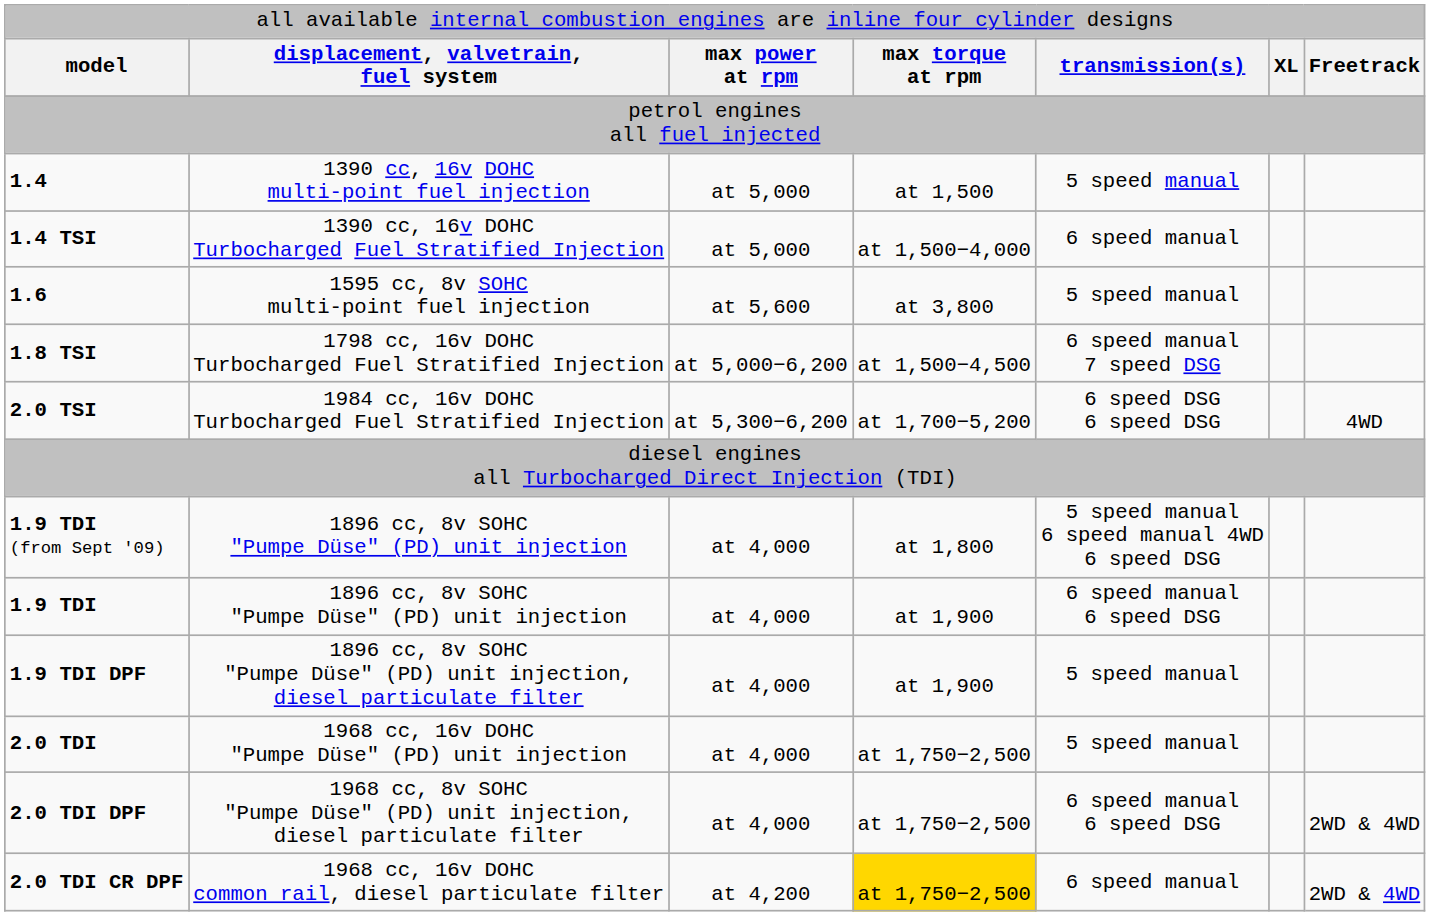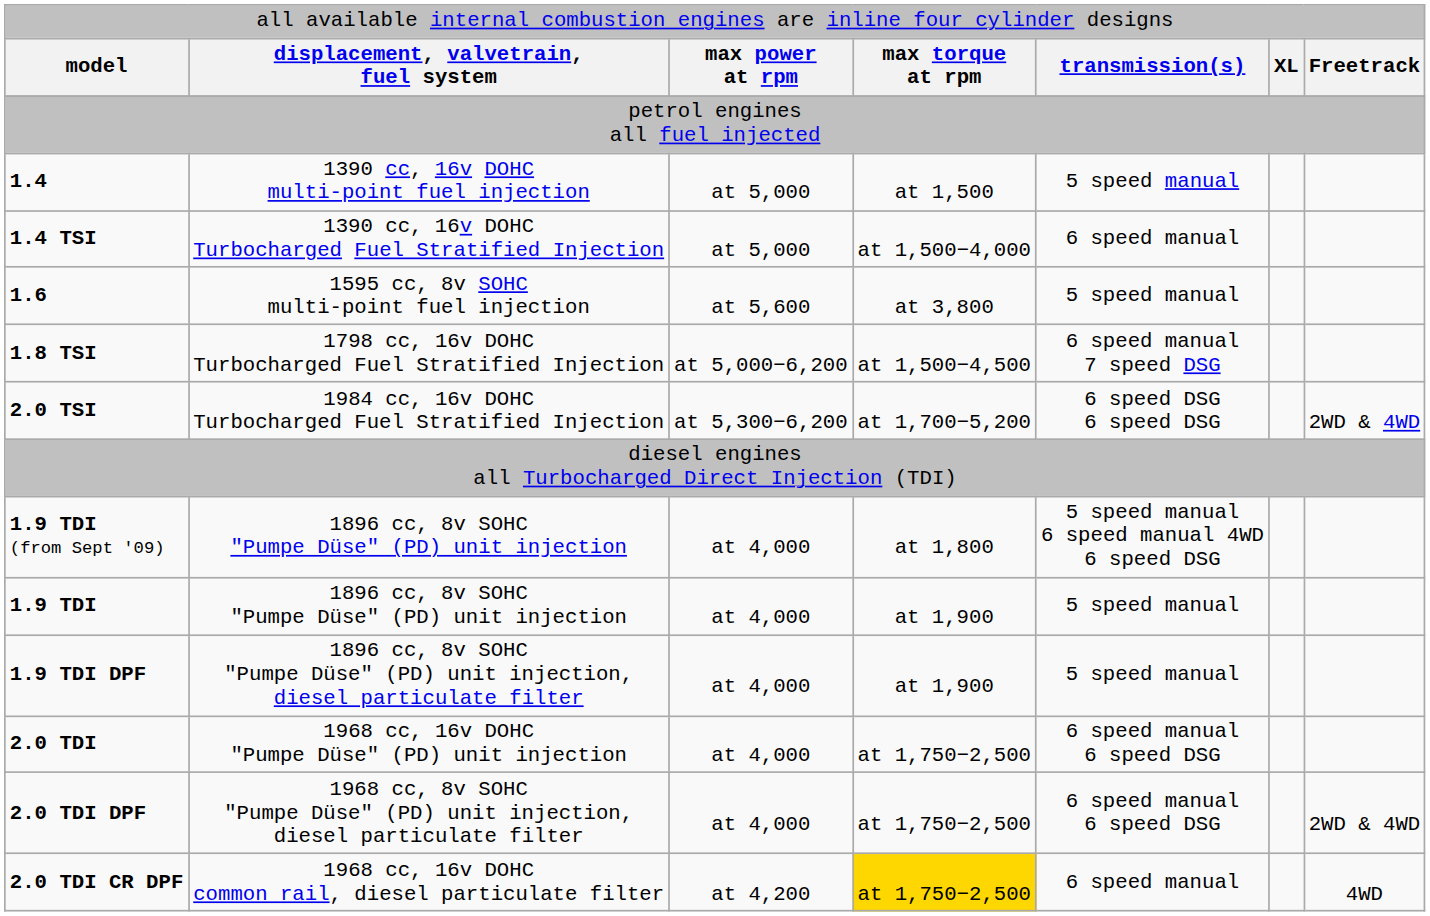(1364, 423) 4WD -> (1364, 423) 2WD & 4WD
(1152, 606) 6 speed manual 6 speed DSG -> (1152, 606) 5 speed manual
(1152, 744) 5 speed manual -> (1152, 744) 6 speed manual 6 speed DSG
(1364, 894) 2WD & 4WD -> (1364, 894) 4WD
